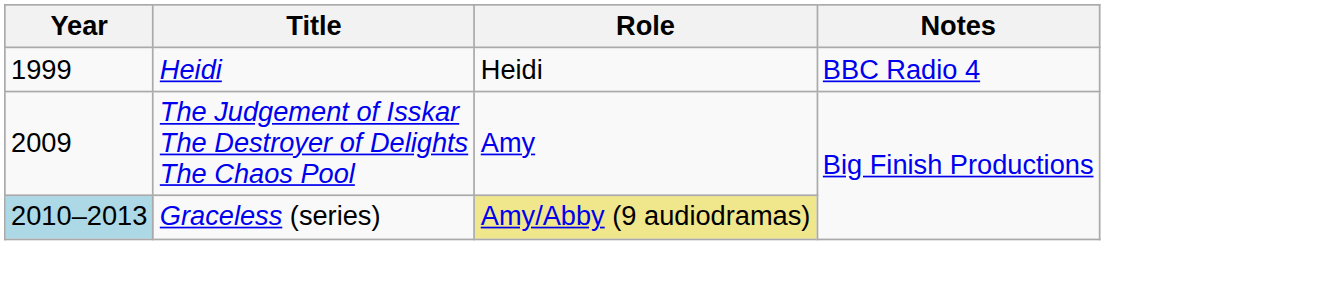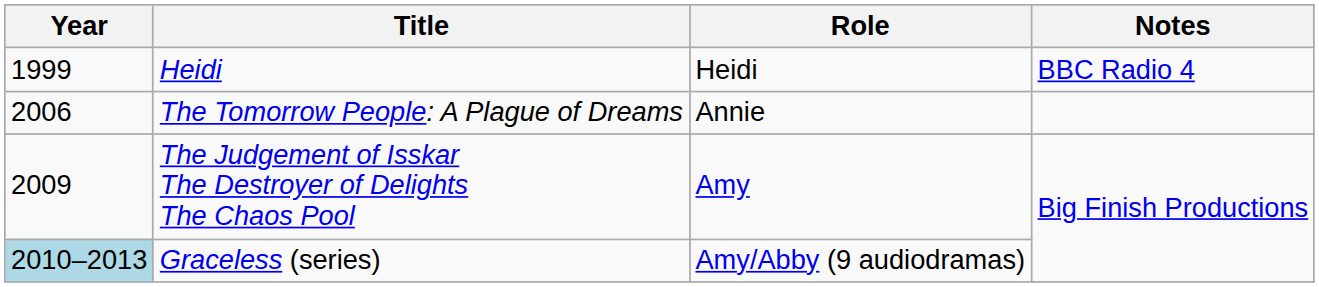+ row: (421, 112)
(646, 216) khaki background -> (860, 259) no background
